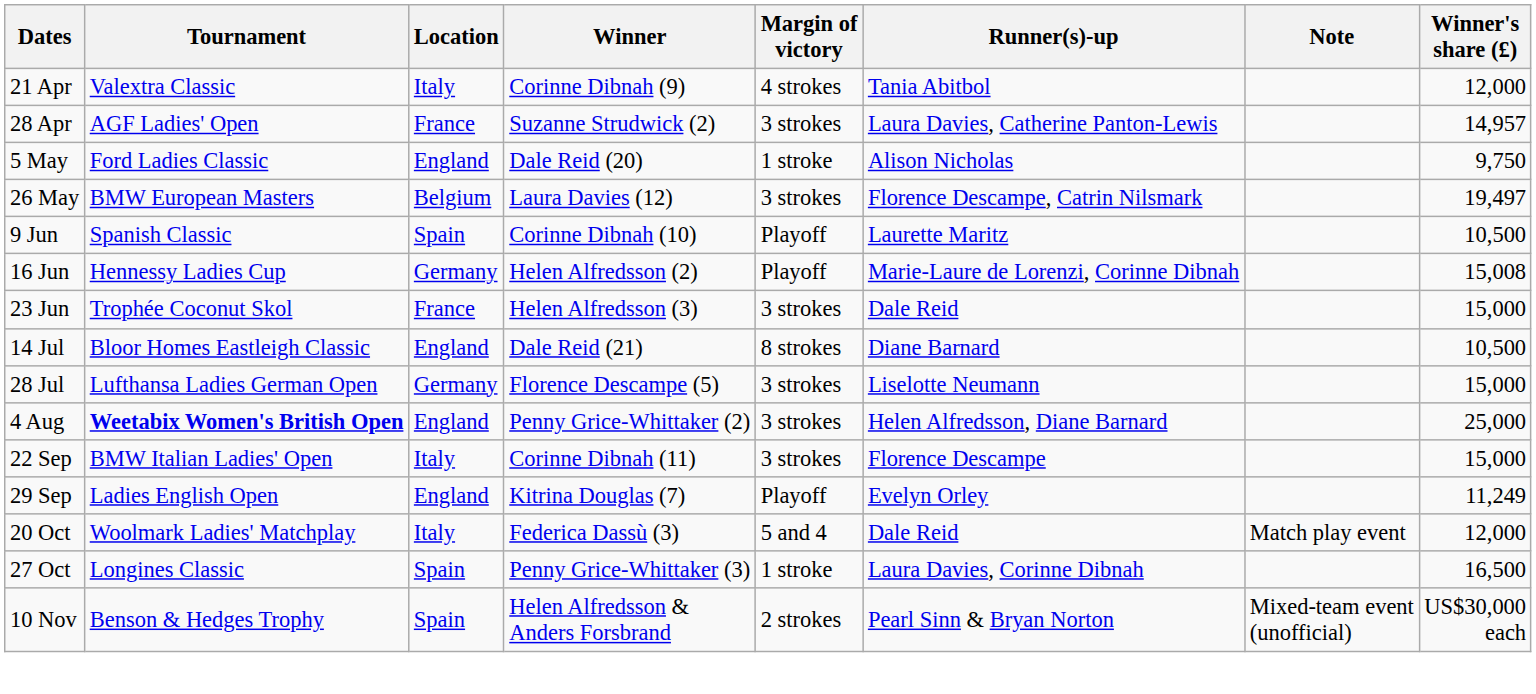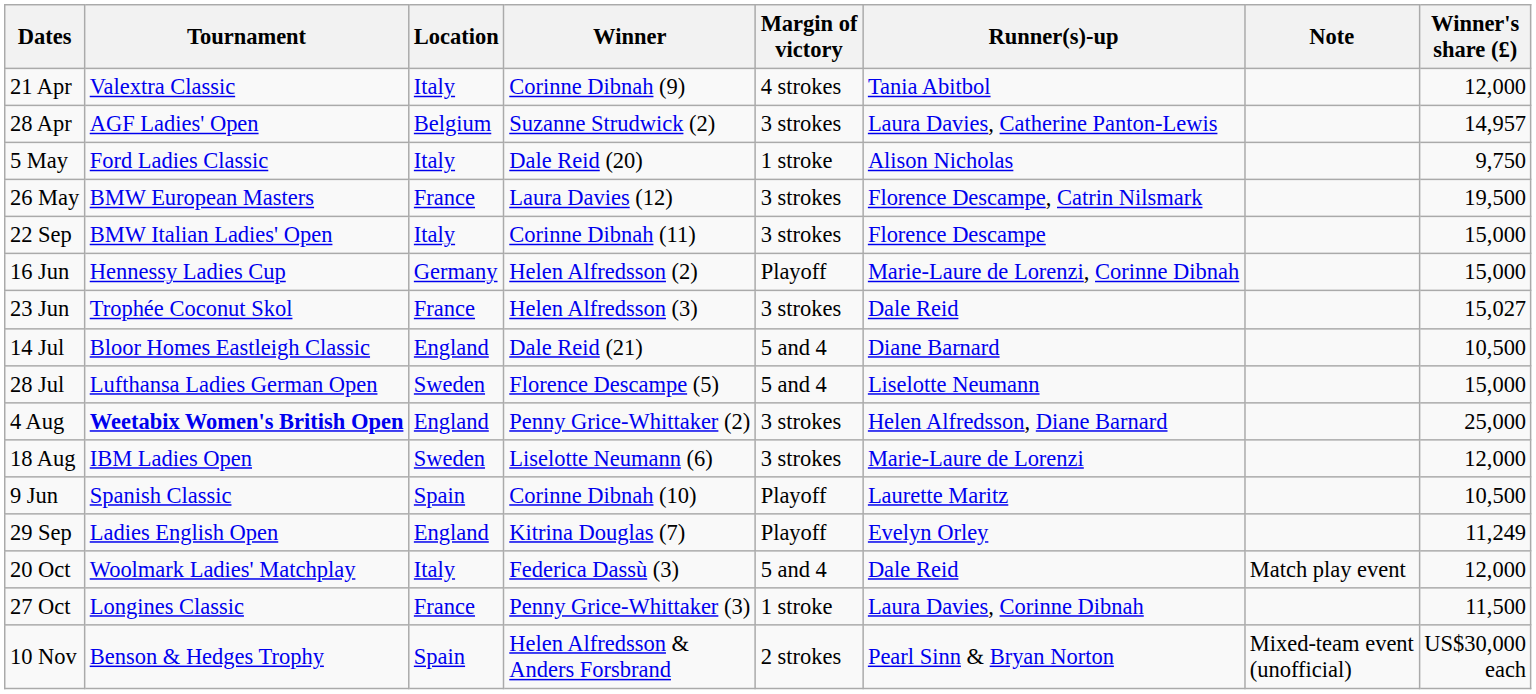(444, 124) France -> (453, 124) Belgium
(451, 161) England -> (434, 161) Italy
(453, 198) Belgium -> (444, 198) France
(1495, 198) 19,497 -> (1495, 198) 19,500
rows swapped: (34, 235) <-> (41, 457)
(1495, 272) 15,008 -> (1495, 272) 15,000
(1495, 309) 15,000 -> (1495, 309) 15,027
(801, 346) 8 strokes -> (794, 346) 5 and 4
(456, 383) Germany -> (449, 383) Sweden
(801, 383) 3 strokes -> (794, 383) 5 and 4
+ row: (43, 457)
(439, 569) Spain -> (444, 606) France
(1495, 569) 16,500 -> (1496, 606) 11,500
